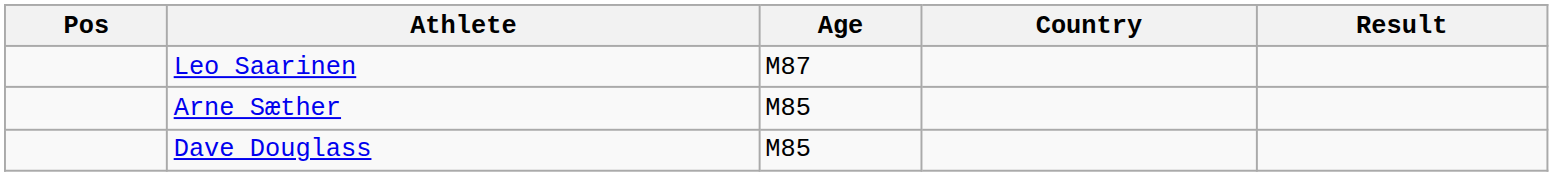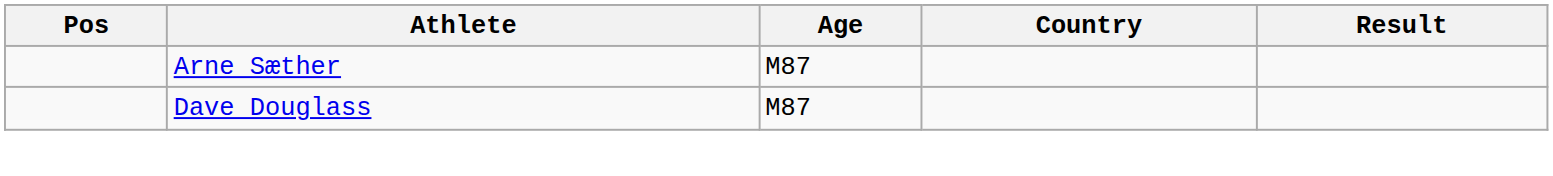- row: (265, 67)
(788, 108) M85 -> (788, 67) M87
(788, 150) M85 -> (788, 108) M87
